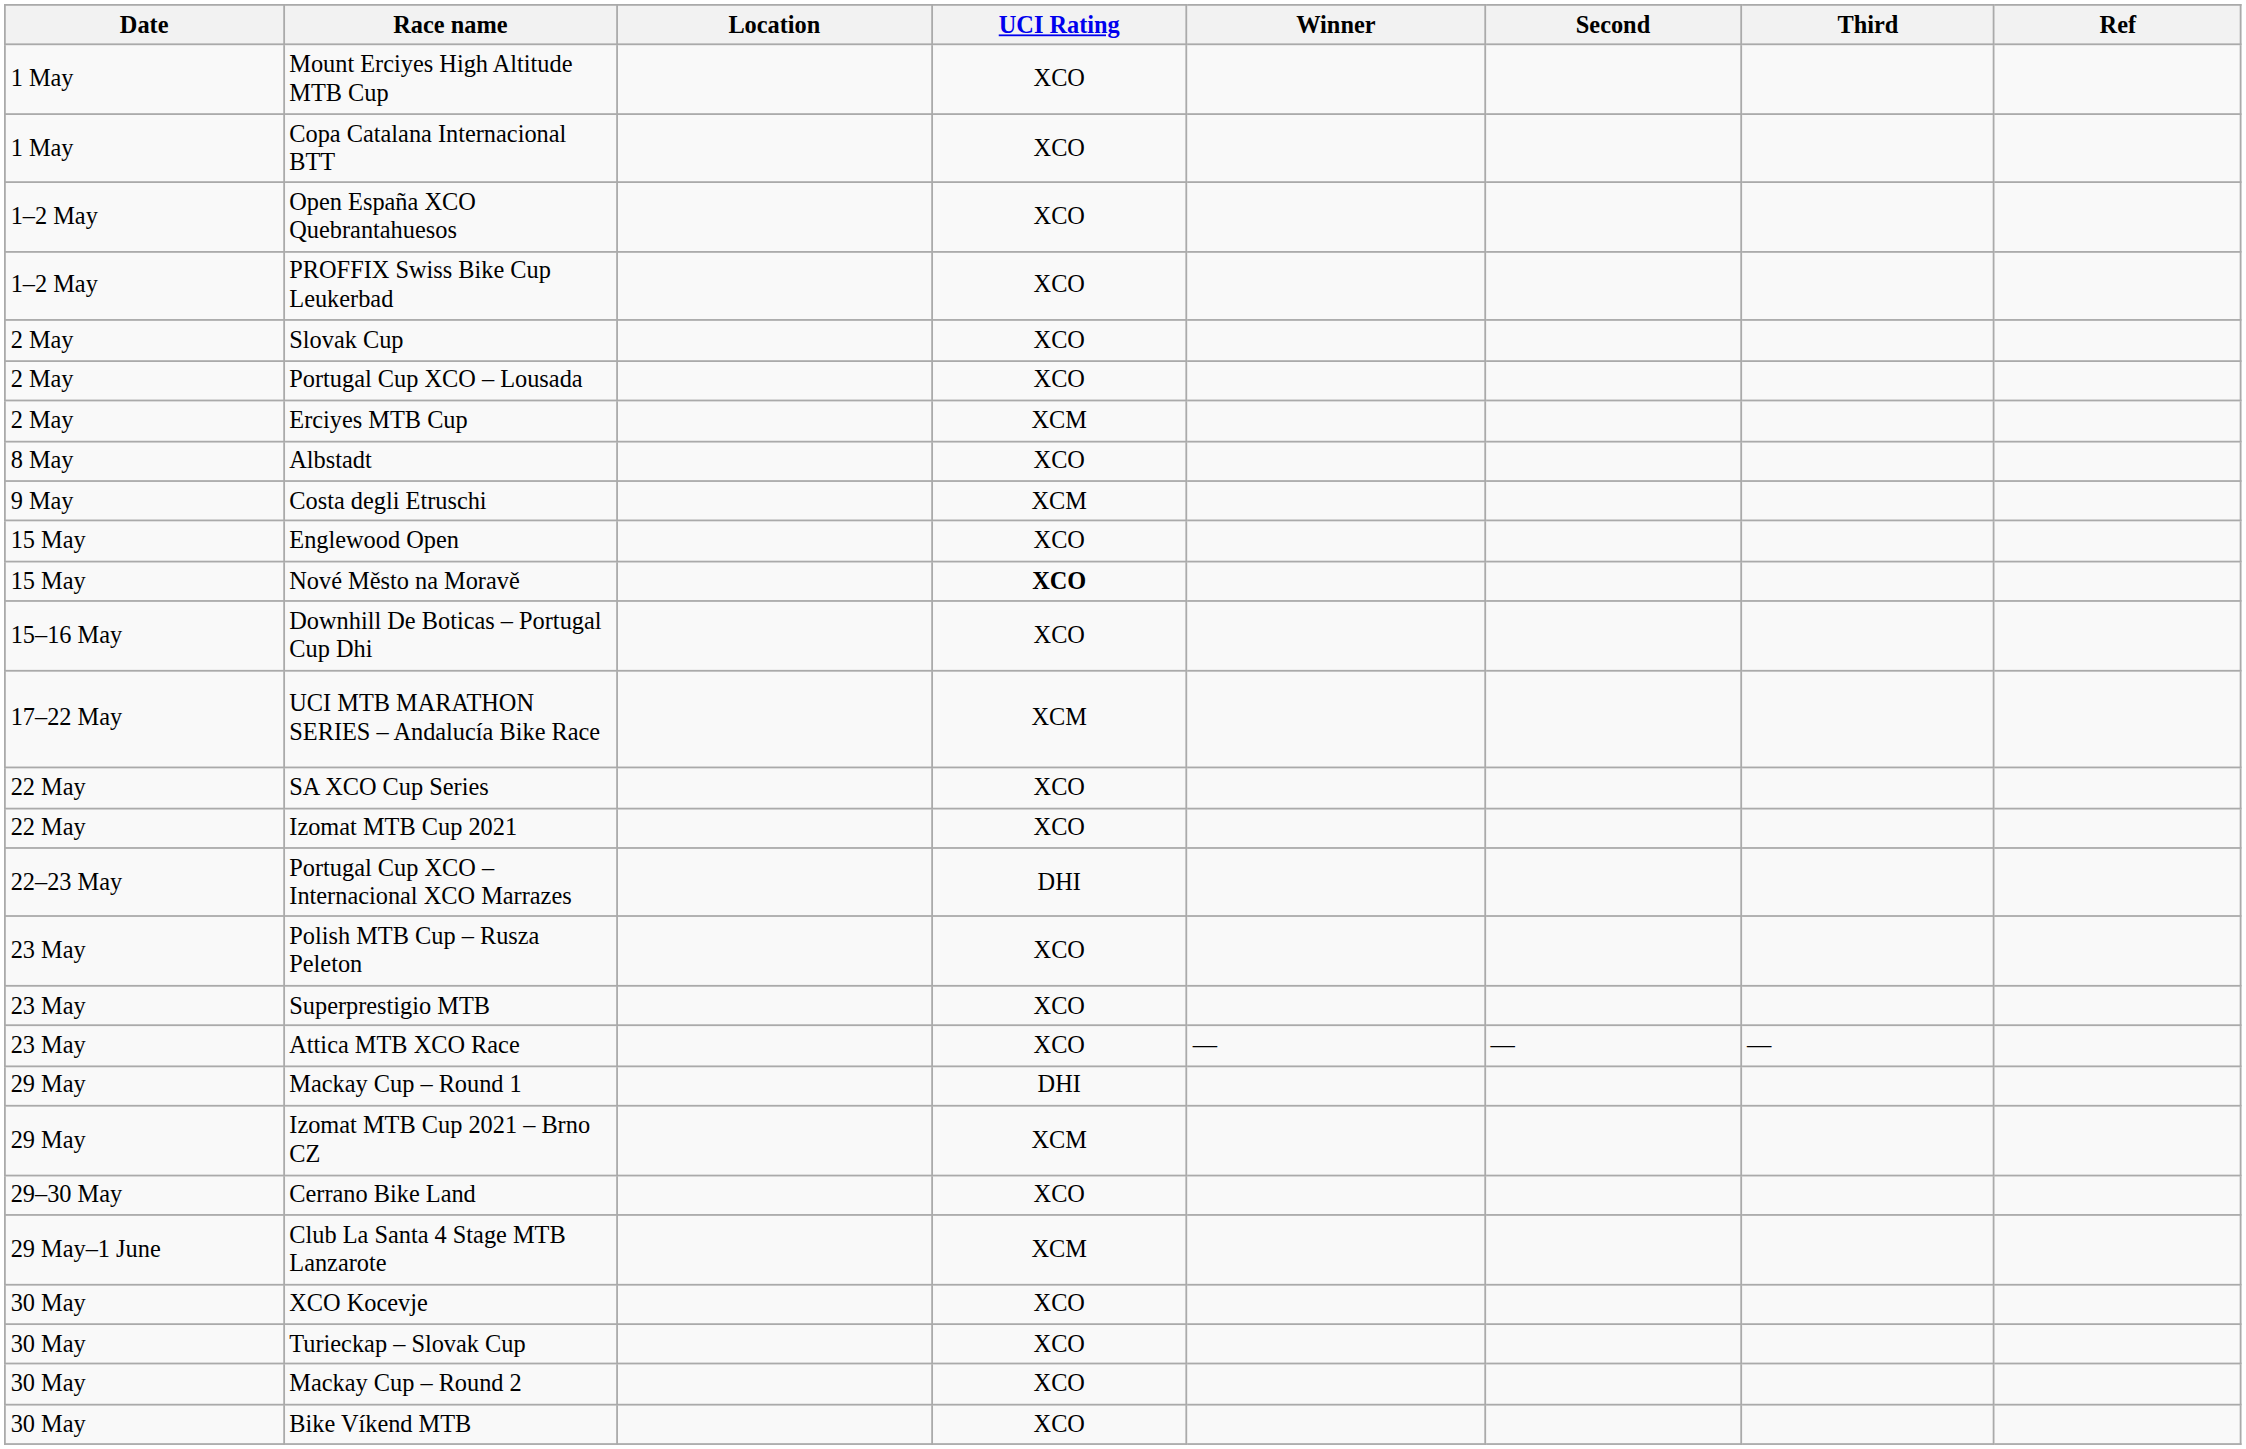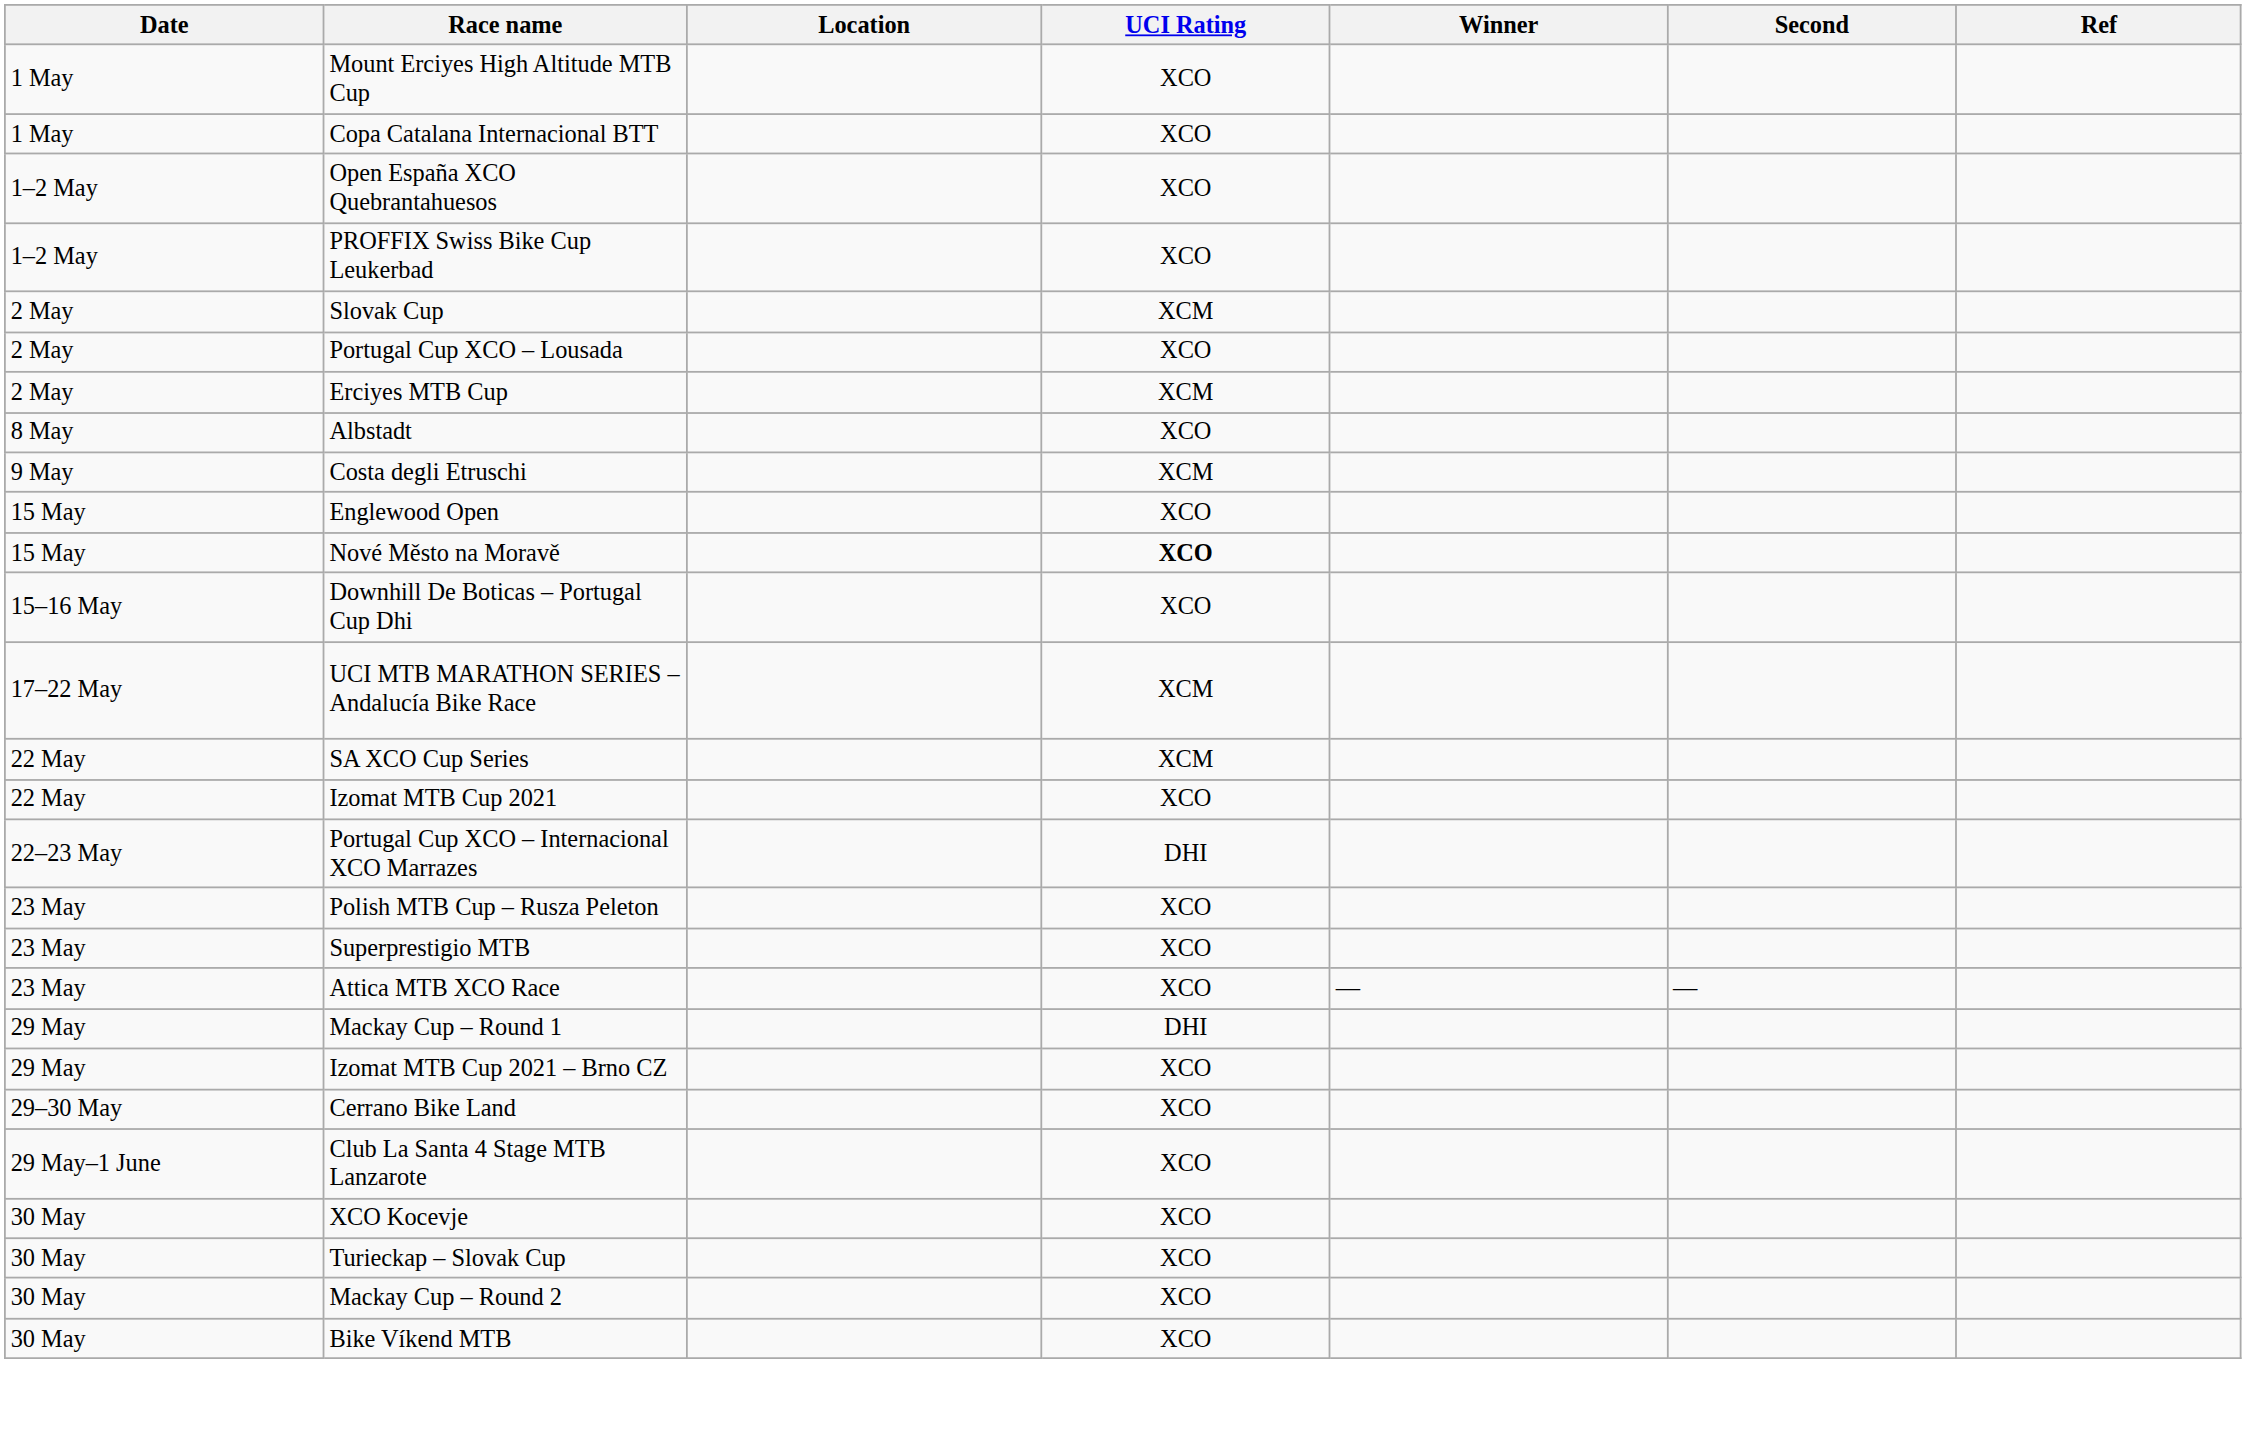- column: (1868, 24)
(1059, 339) XCO -> (1186, 310) XCM
(1059, 786) XCO -> (1186, 758) XCM
(1059, 1139) XCM -> (1186, 1068) XCO
(1059, 1248) XCM -> (1186, 1162) XCO
